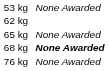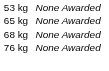- row: (16, 21)
(70, 48) bold -> (68, 34) normal
